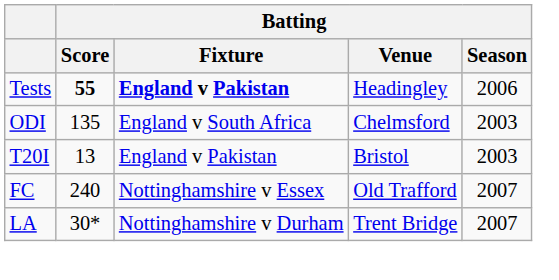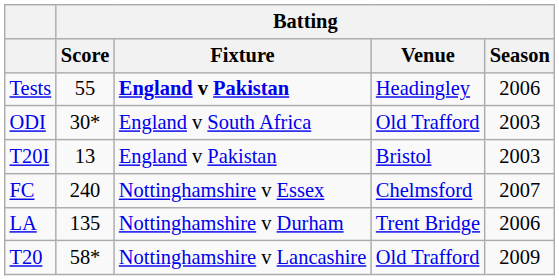(85, 89) bold -> (85, 89) normal
(85, 122) 135 -> (85, 122) 30*
(401, 122) Chelmsford -> (428, 122) Old Trafford
(405, 190) Old Trafford -> (424, 190) Chelmsford
(85, 224) 30* -> (85, 224) 135
(497, 224) 2007 -> (520, 224) 2006
+ row: (26, 257)
